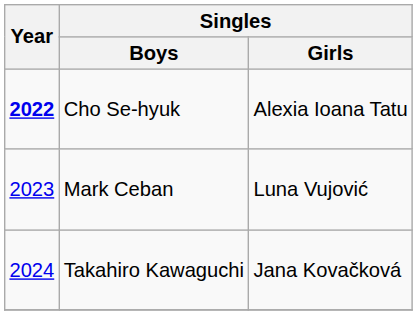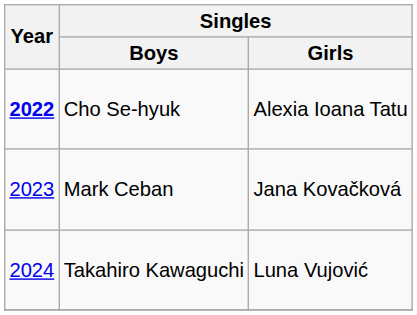(311, 190) Luna Vujović -> (327, 190) Jana Kovačková
(327, 270) Jana Kovačková -> (311, 270) Luna Vujović
